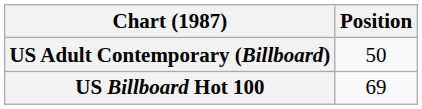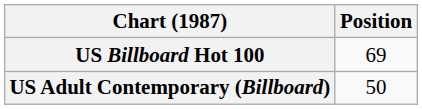rows swapped: (170, 87) <-> (170, 54)
